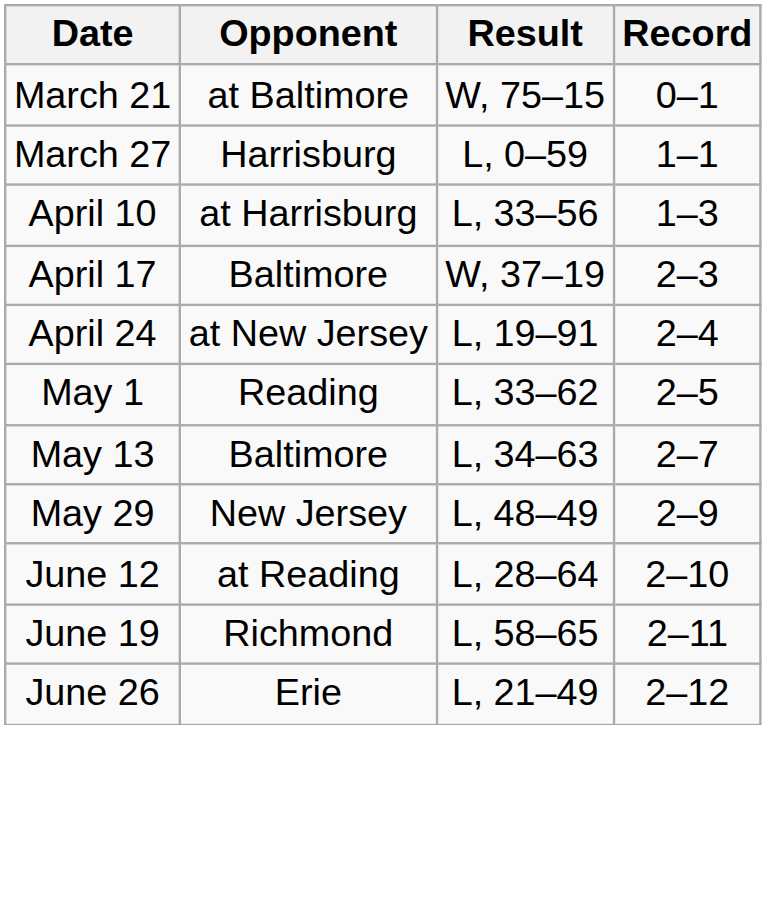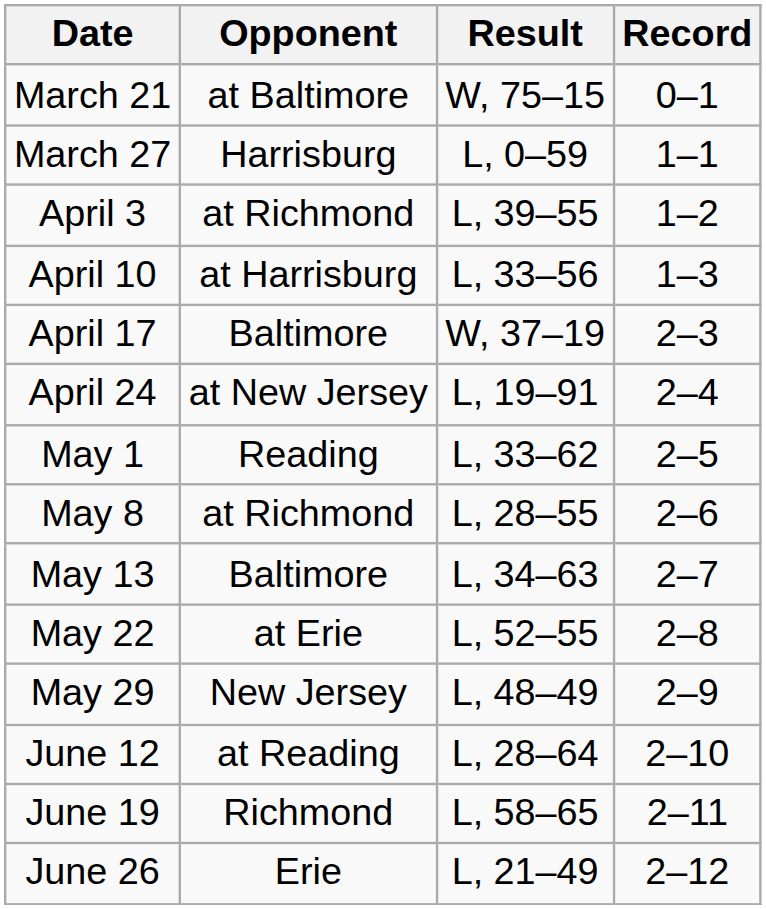+ row: (93, 214)
+ row: (93, 513)
+ row: (93, 633)
